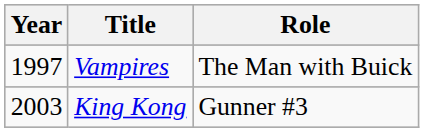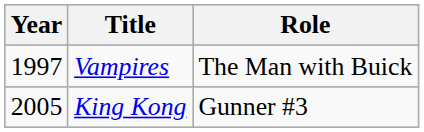(37, 106) 2003 -> (37, 106) 2005
